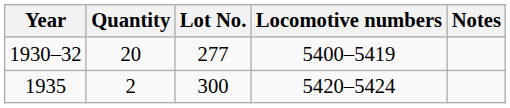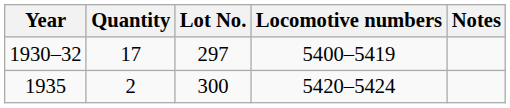(131, 53) 20 -> (131, 53) 17
(213, 53) 277 -> (213, 53) 297
